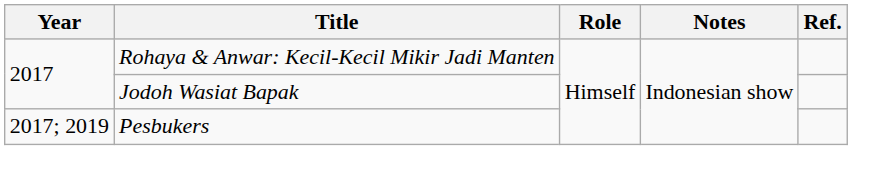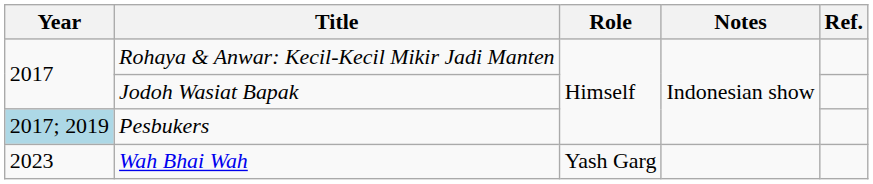(59, 126) no background -> (59, 126) lightblue background
+ row: (183, 160)
